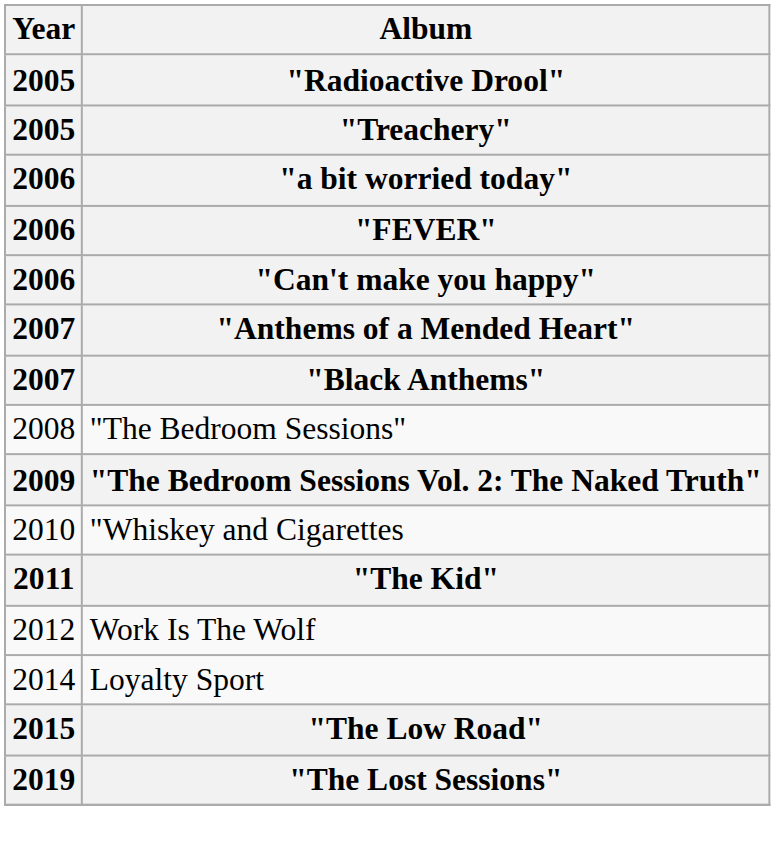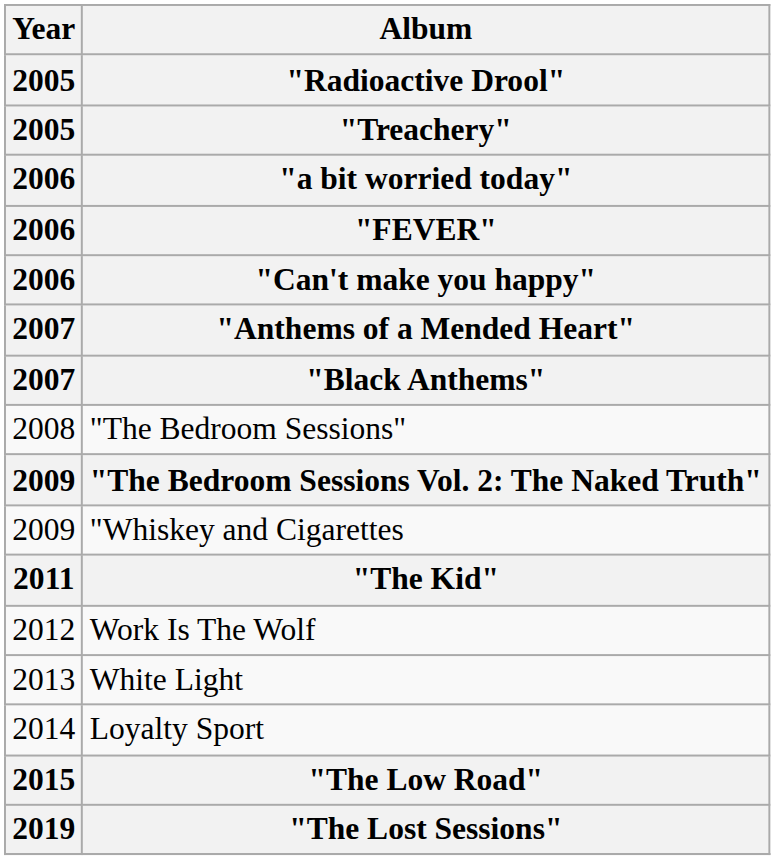(44, 529) 2010 -> (44, 529) 2009
+ row: (166, 679)
